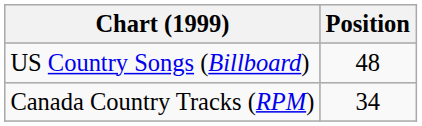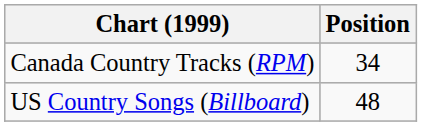rows swapped: (162, 101) <-> (160, 62)
